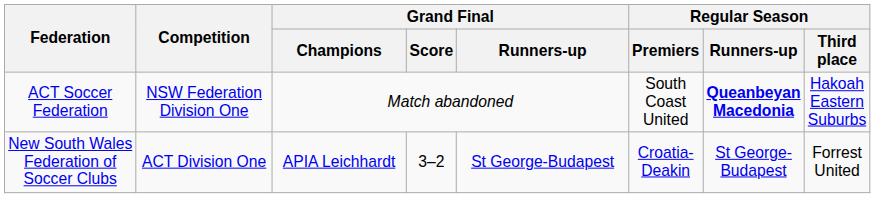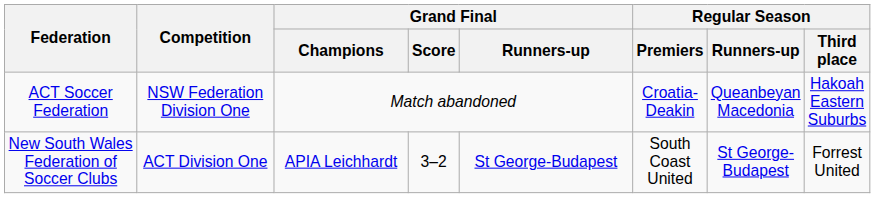(666, 101) South Coast United -> (670, 101) Croatia-Deakin
(754, 101) bold -> (756, 101) normal
(666, 162) Croatia-Deakin -> (670, 162) South Coast United
